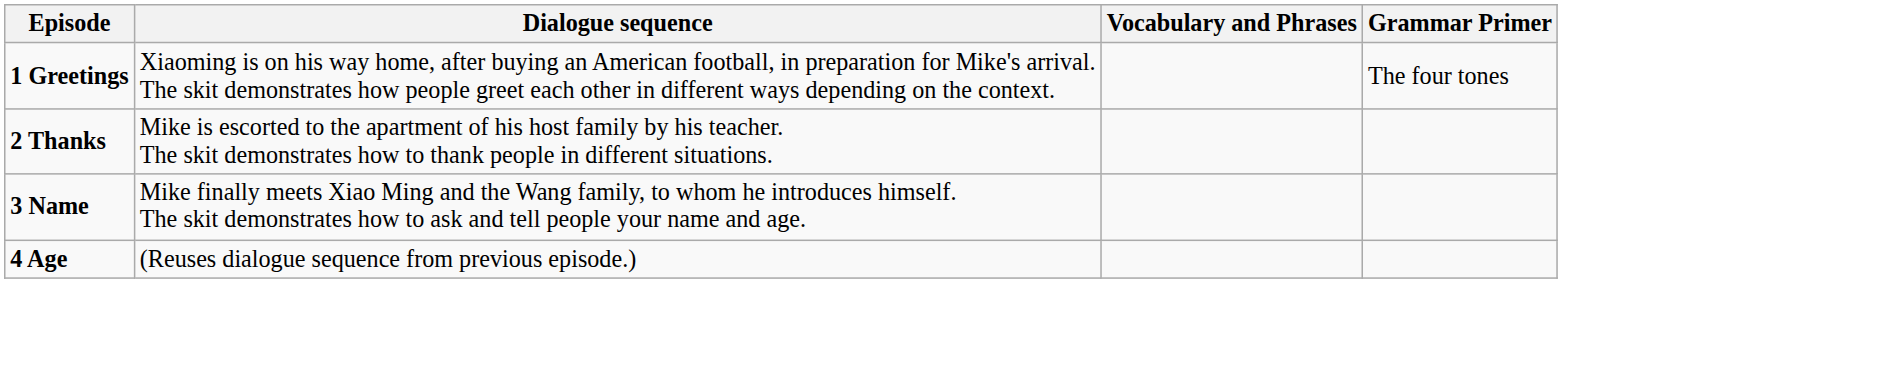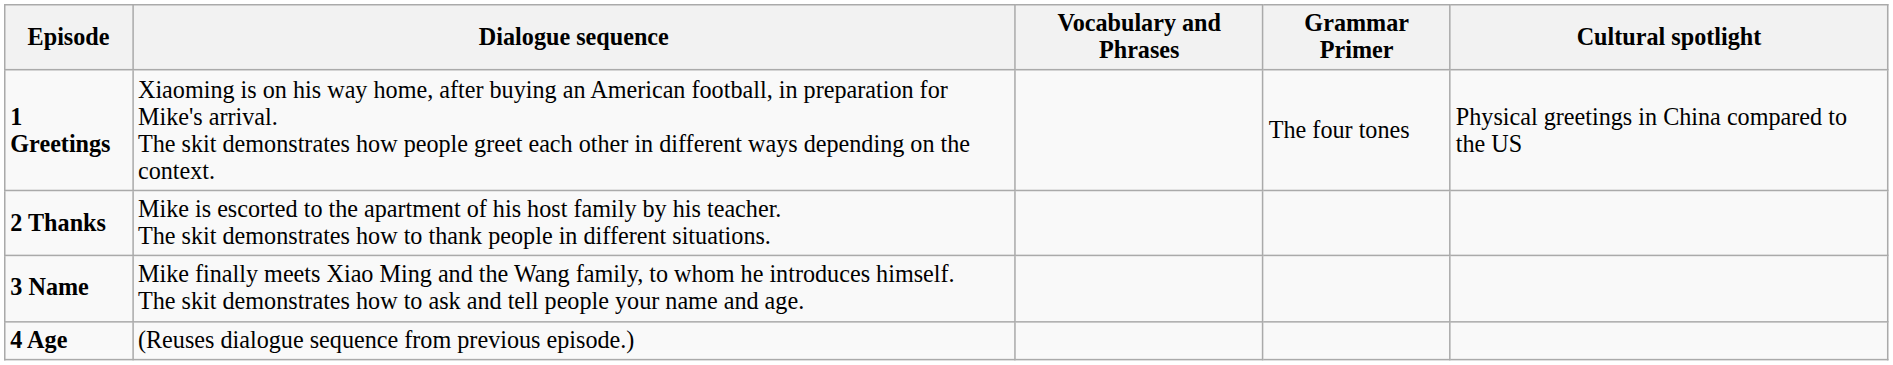+ column: (1669, 37)
